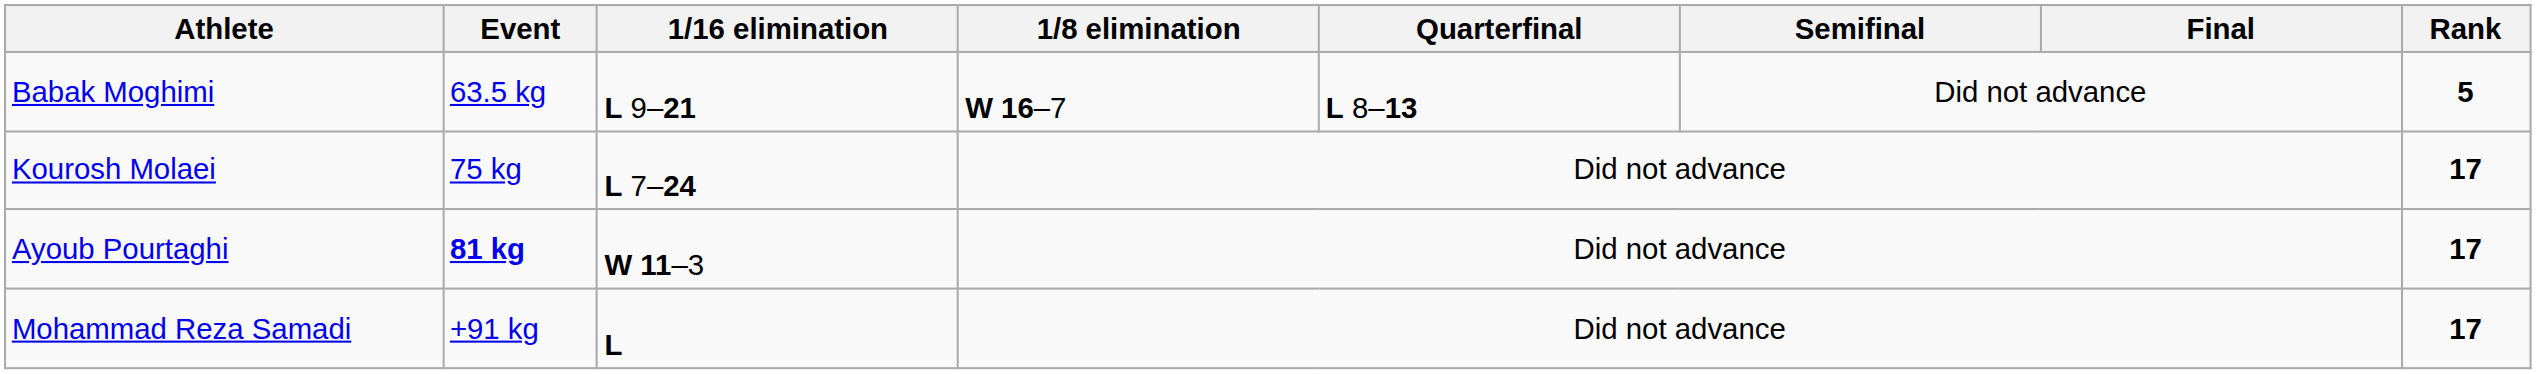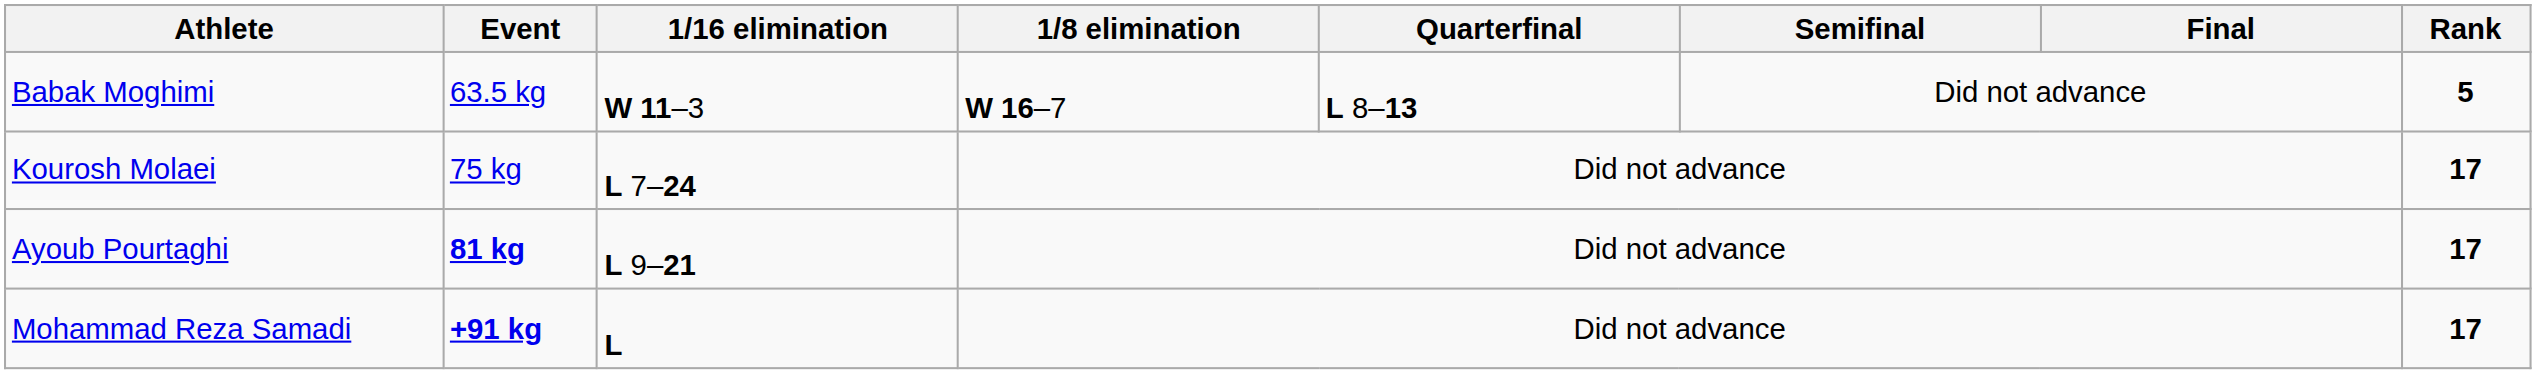(650, 108) L 9–21 -> (654, 108) W 11–3
(654, 266) W 11–3 -> (650, 266) L 9–21
(494, 328) normal -> (496, 328) bold
